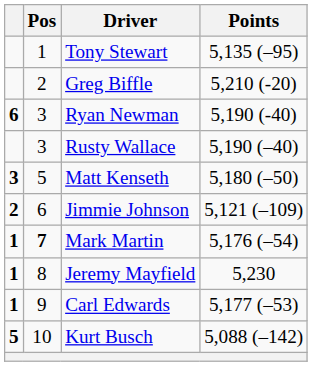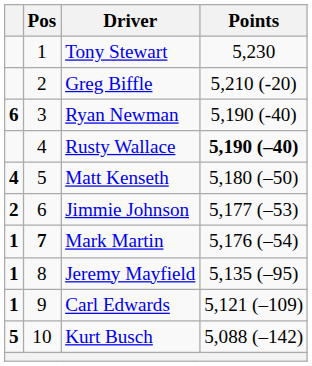(254, 52) 5,135 (–95) -> (254, 52) 5,230
(42, 146) 3 -> (42, 146) 4
(254, 146) normal -> (254, 146) bold
(14, 178) 3 -> (14, 178) 4
(254, 209) 5,121 (–109) -> (254, 209) 5,177 (–53)
(254, 273) 5,230 -> (254, 273) 5,135 (–95)
(254, 304) 5,177 (–53) -> (254, 304) 5,121 (–109)
